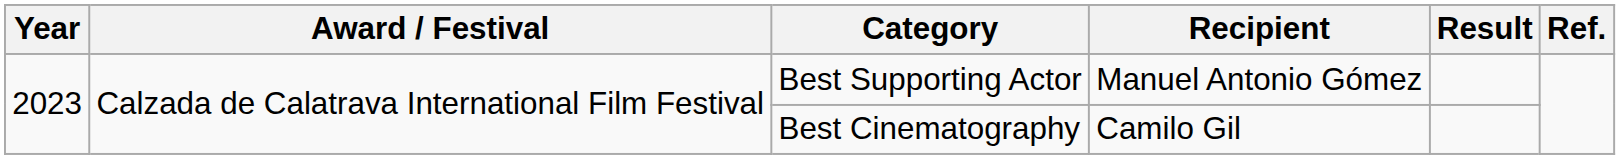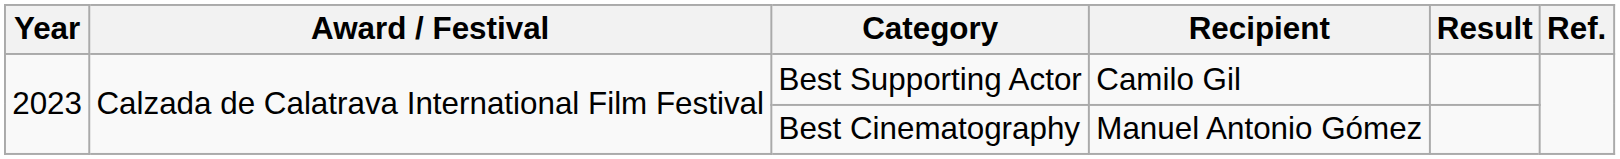(1259, 79) Manuel Antonio Gómez -> (1169, 79) Camilo Gil
(1169, 128) Camilo Gil -> (1259, 128) Manuel Antonio Gómez
